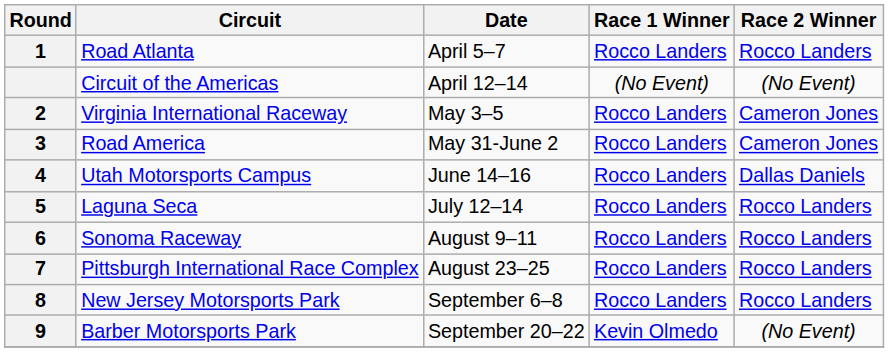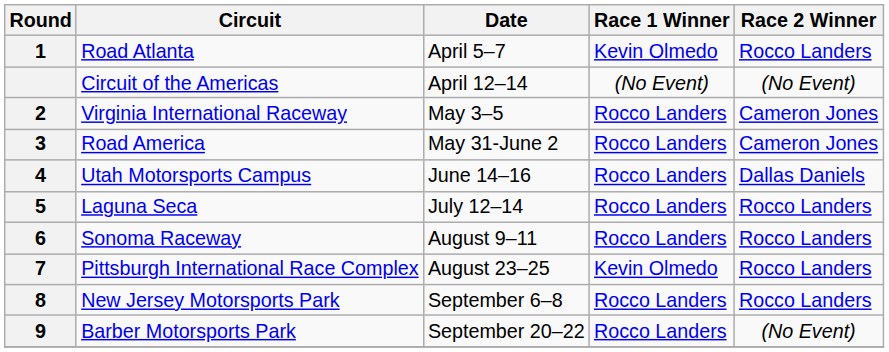(660, 51) Rocco Landers -> (656, 51) Kevin Olmedo
(660, 269) Rocco Landers -> (656, 269) Kevin Olmedo
(656, 331) Kevin Olmedo -> (660, 331) Rocco Landers
